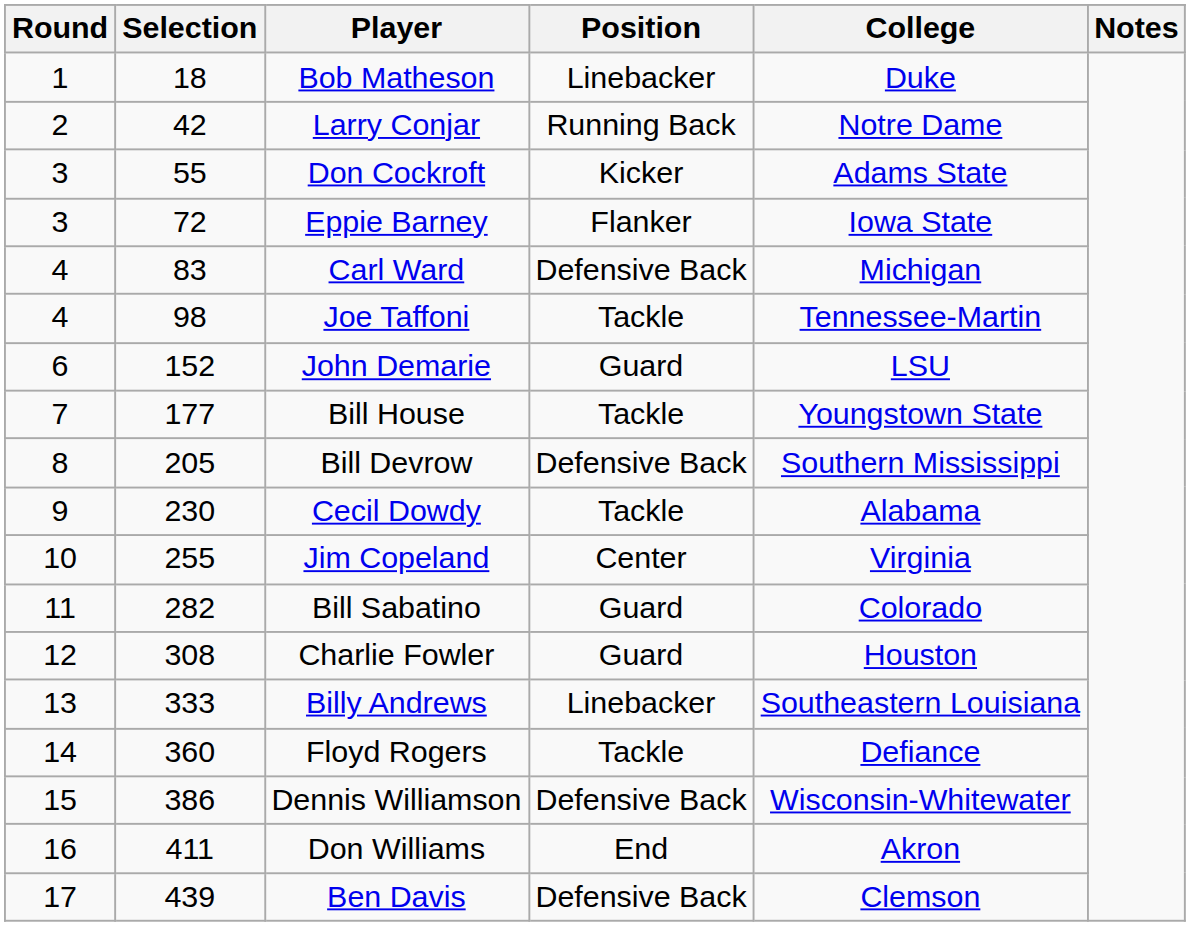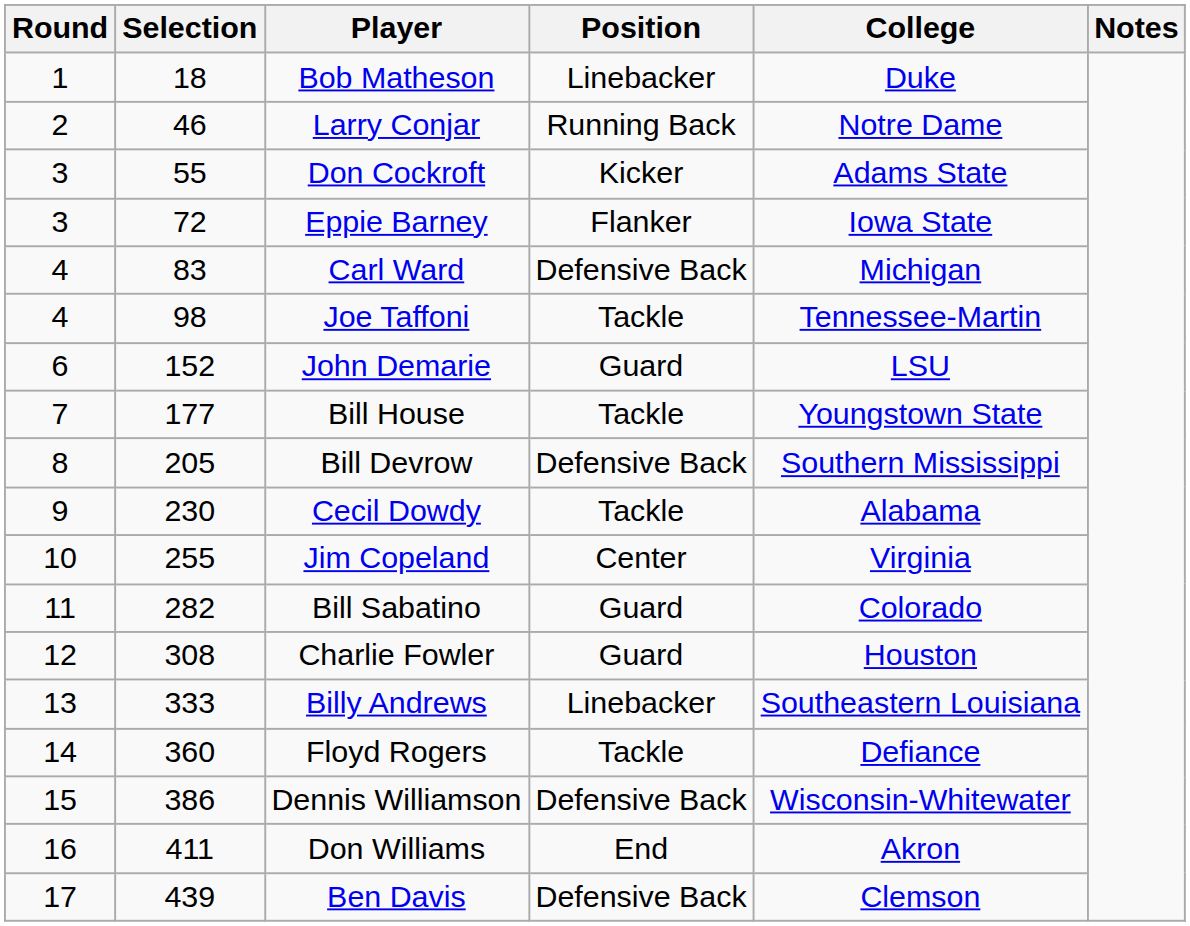(190, 125) 42 -> (190, 125) 46
